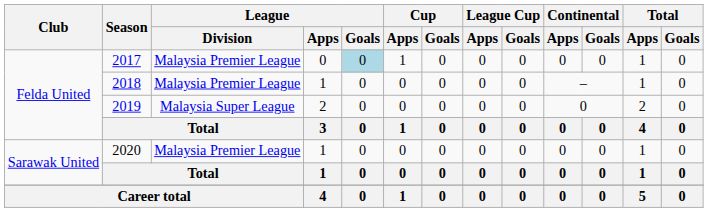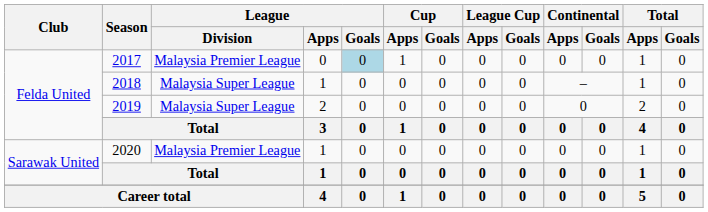(227, 83) Malaysia Premier League -> (227, 83) Malaysia Super League
